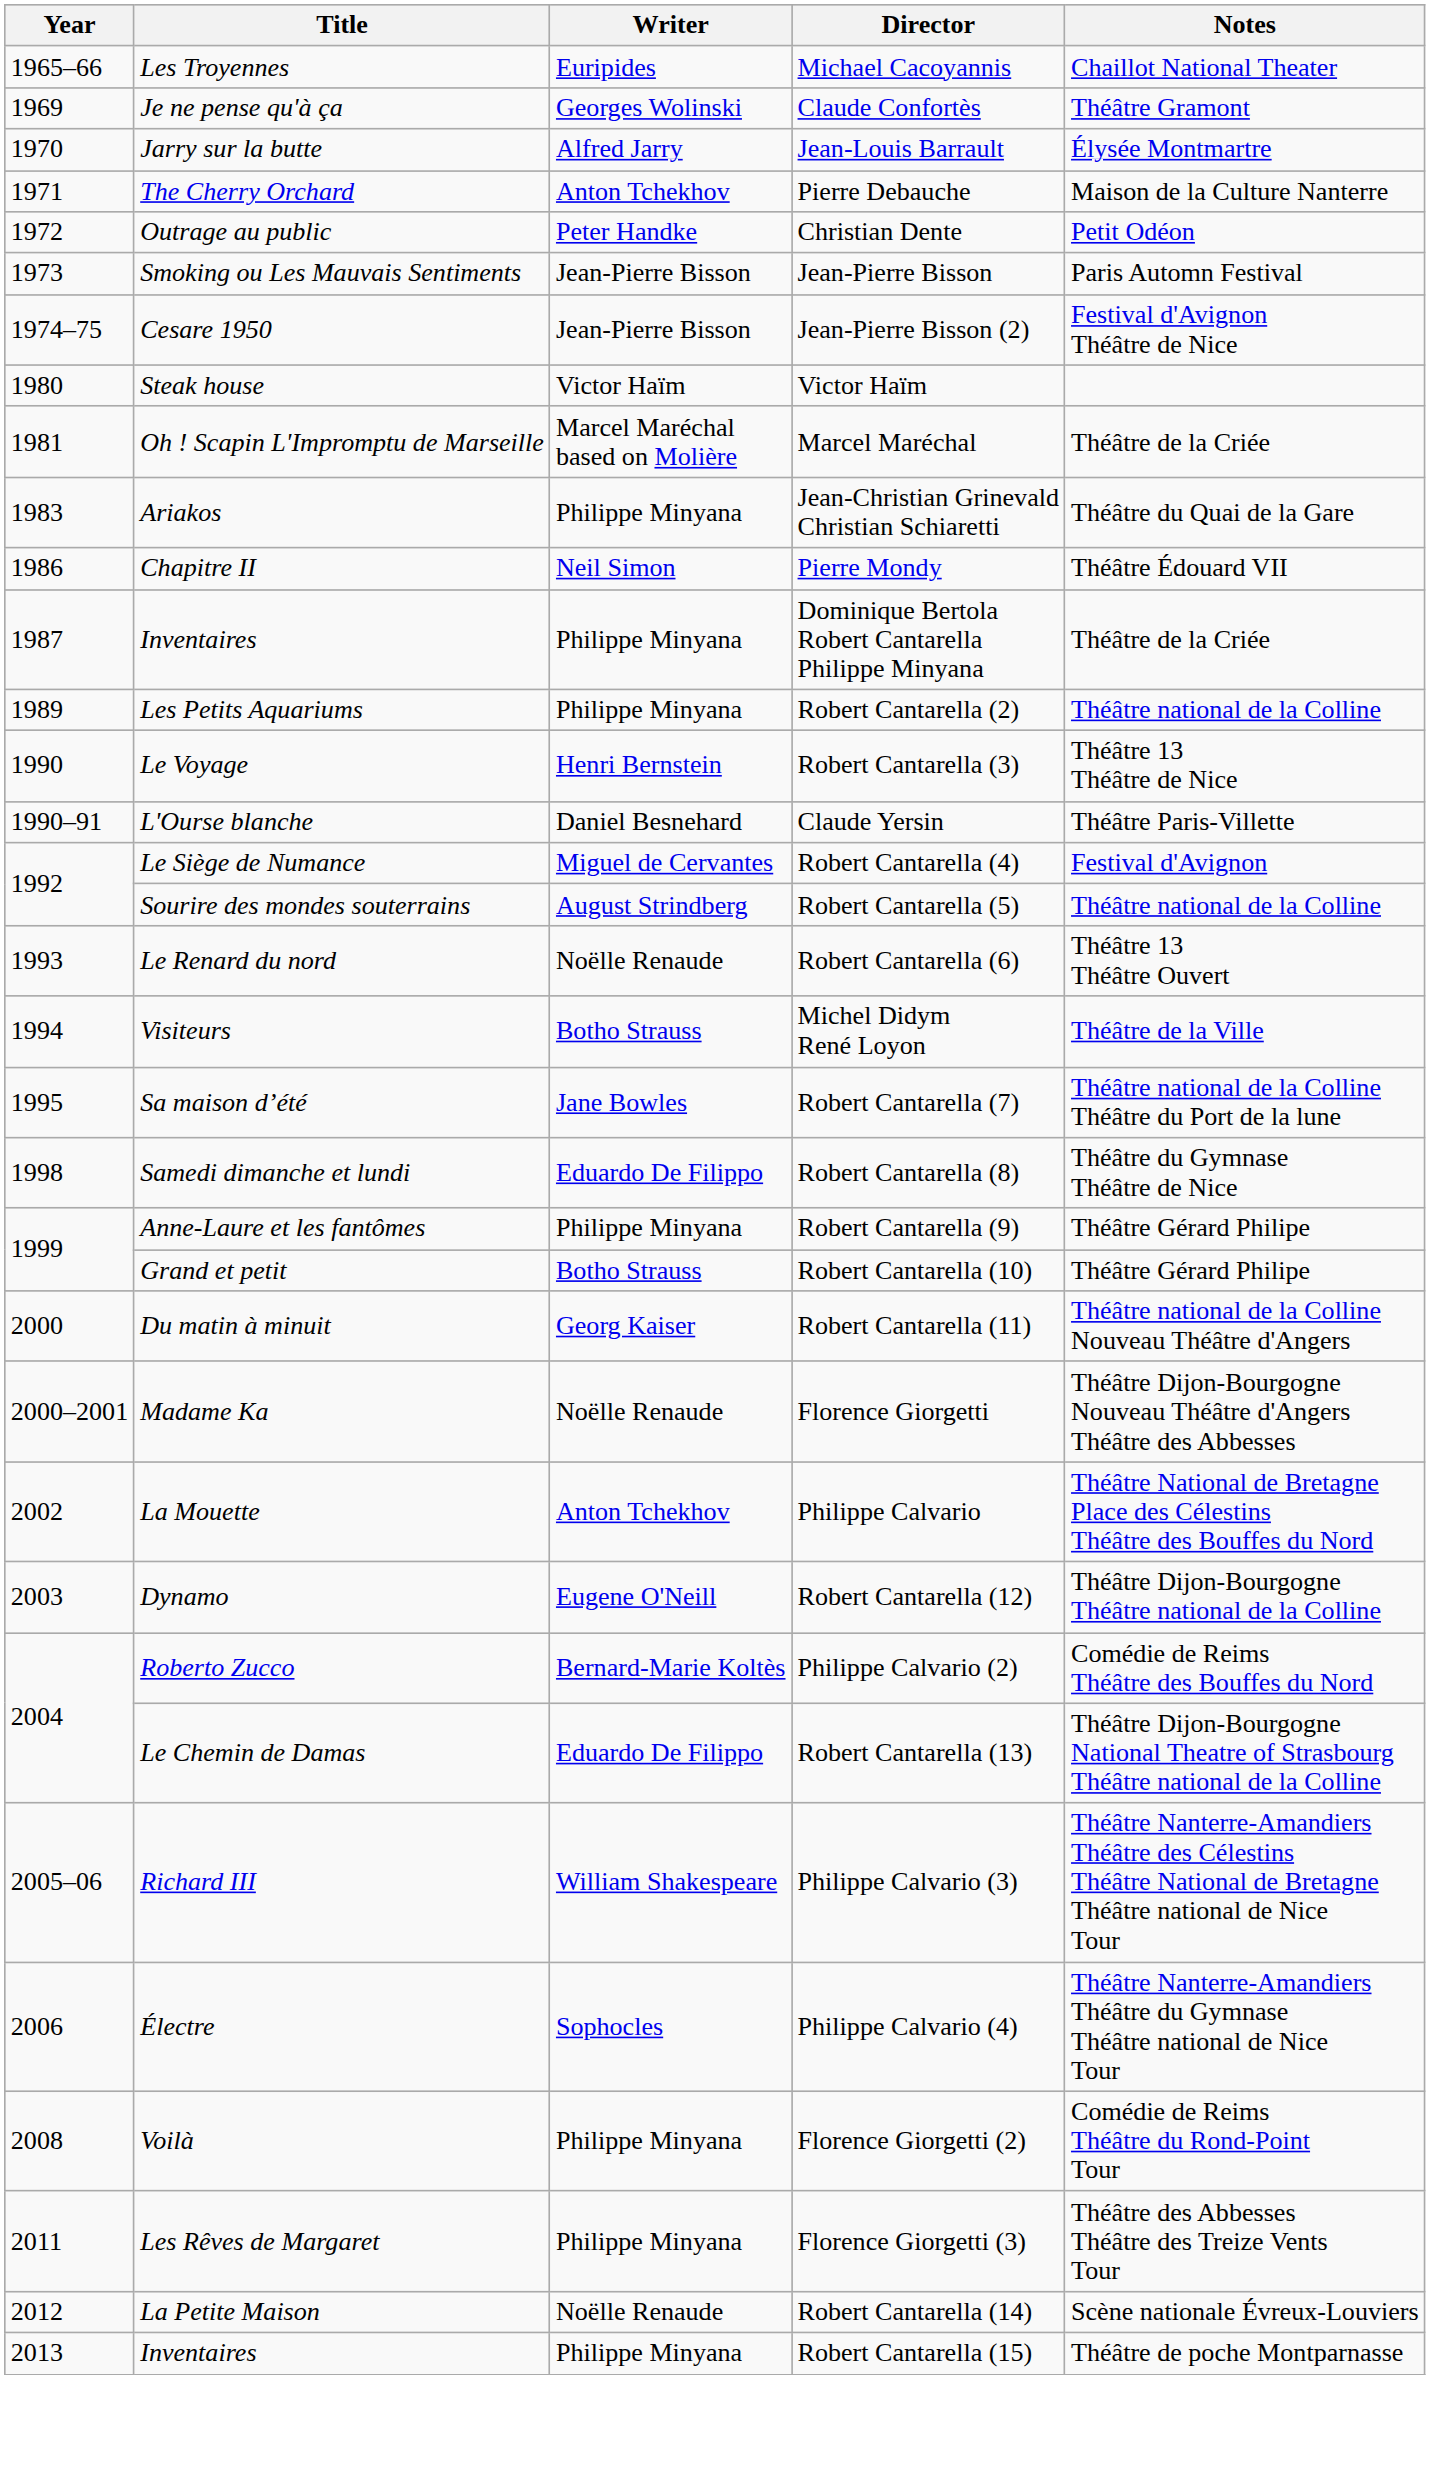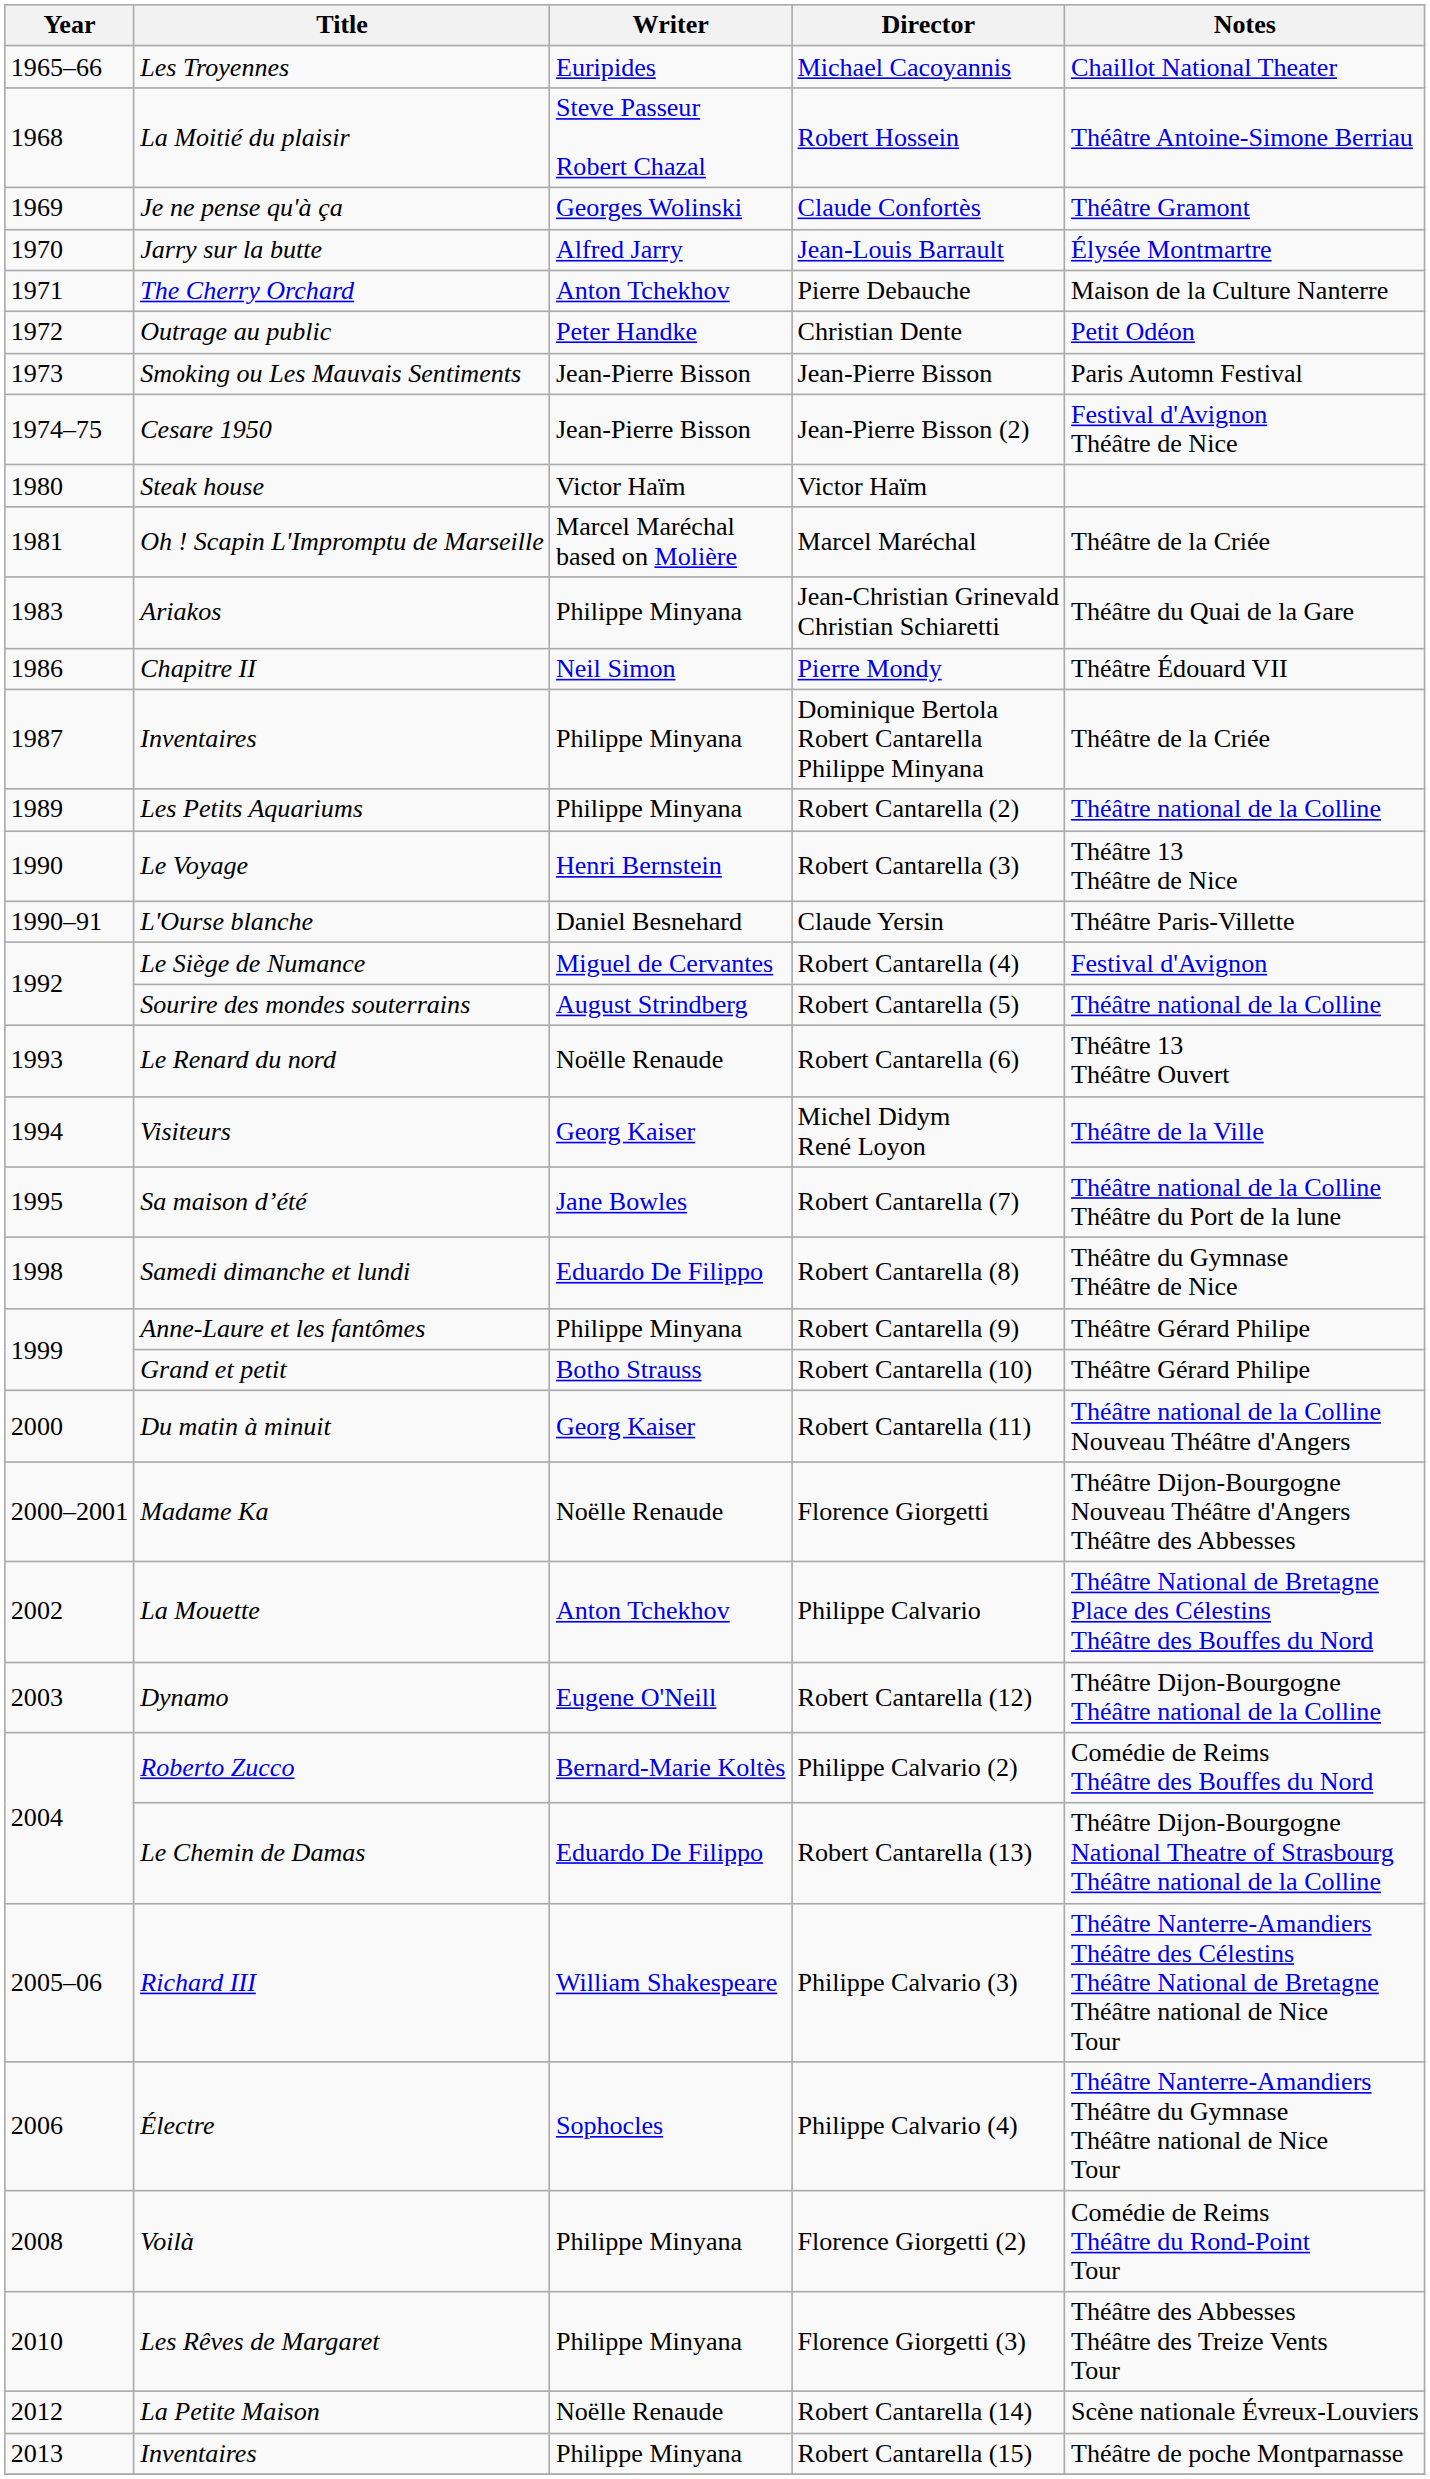+ row: (878, 137)
(629, 1031) Botho Strauss -> (626, 1131) Georg Kaiser
(36, 2240) 2011 -> (37, 2341) 2010
